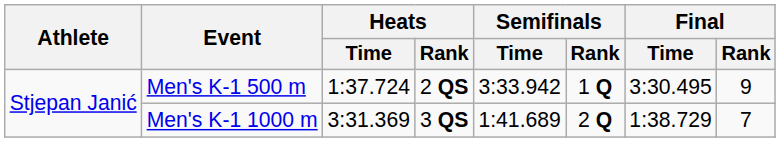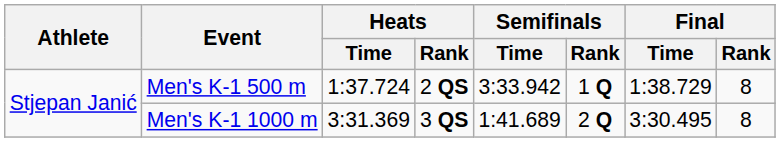(671, 87) 3:30.495 -> (671, 87) 1:38.729
(746, 87) 9 -> (746, 87) 8
(671, 120) 1:38.729 -> (671, 120) 3:30.495
(746, 120) 7 -> (746, 120) 8
